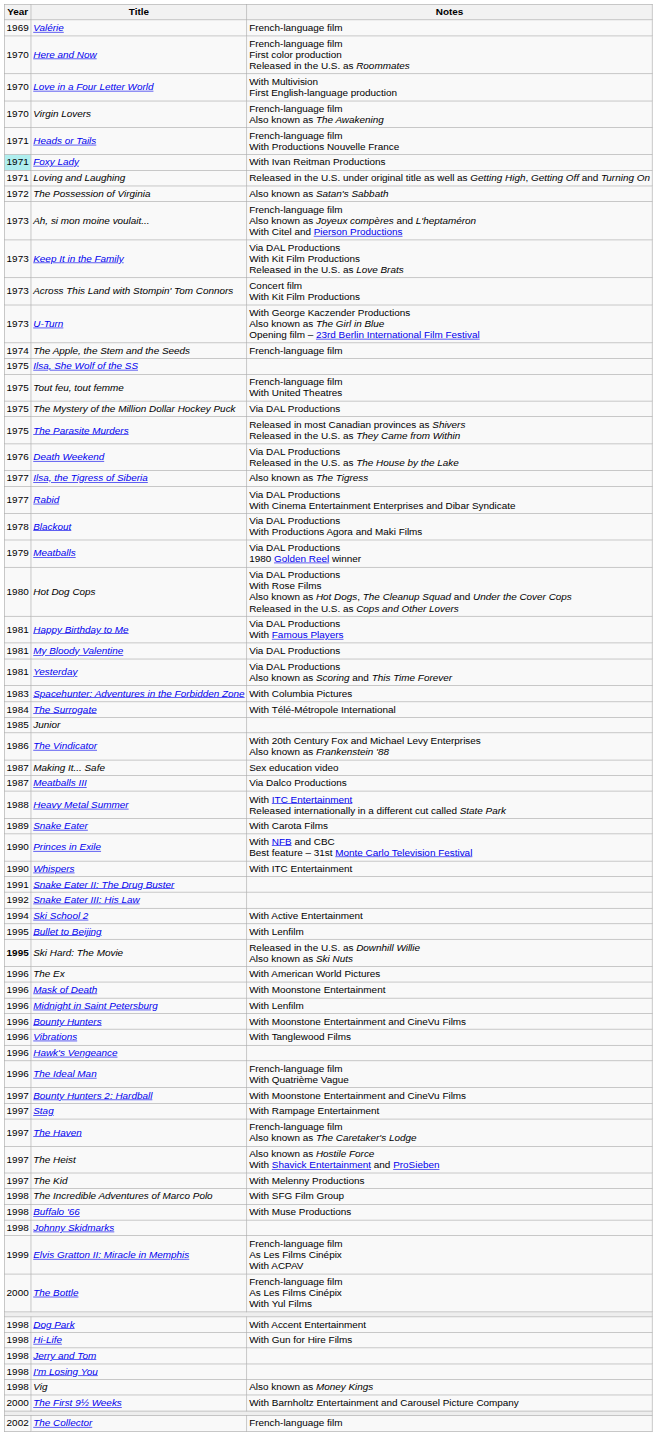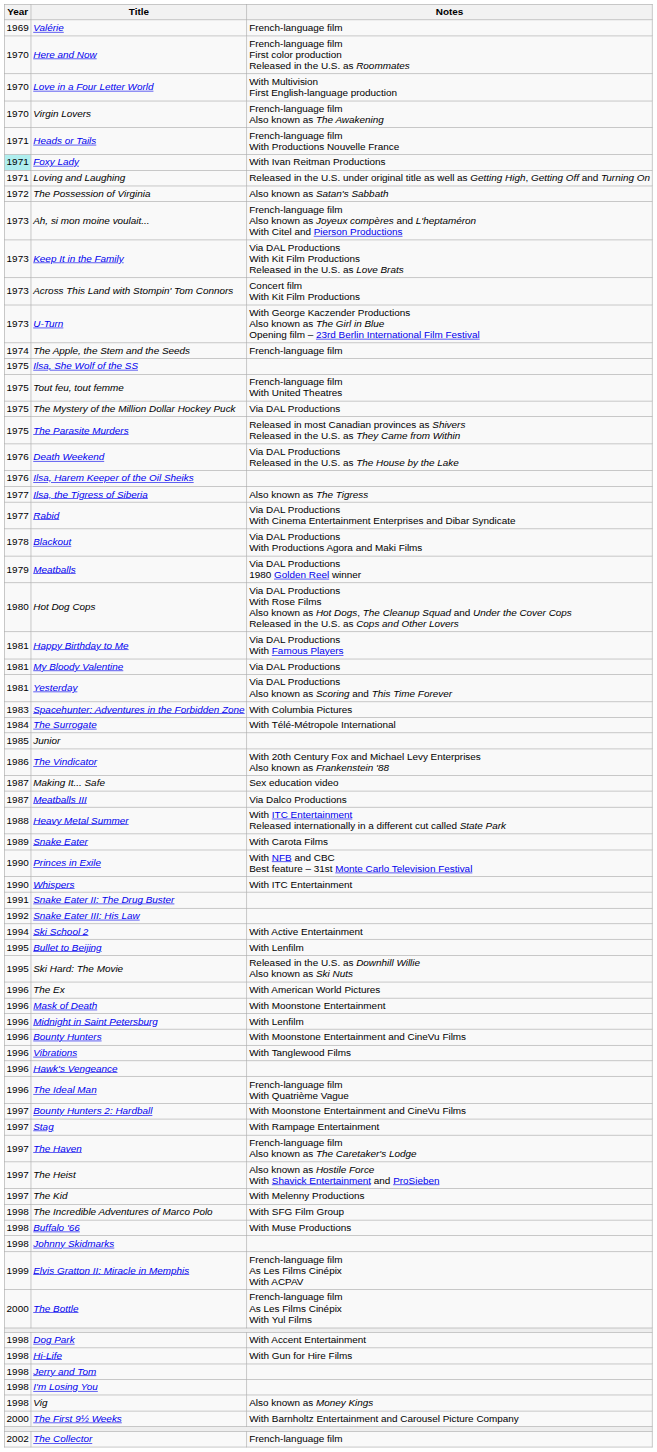+ row: (113, 478)
(18, 953) bold -> (18, 968) normal
